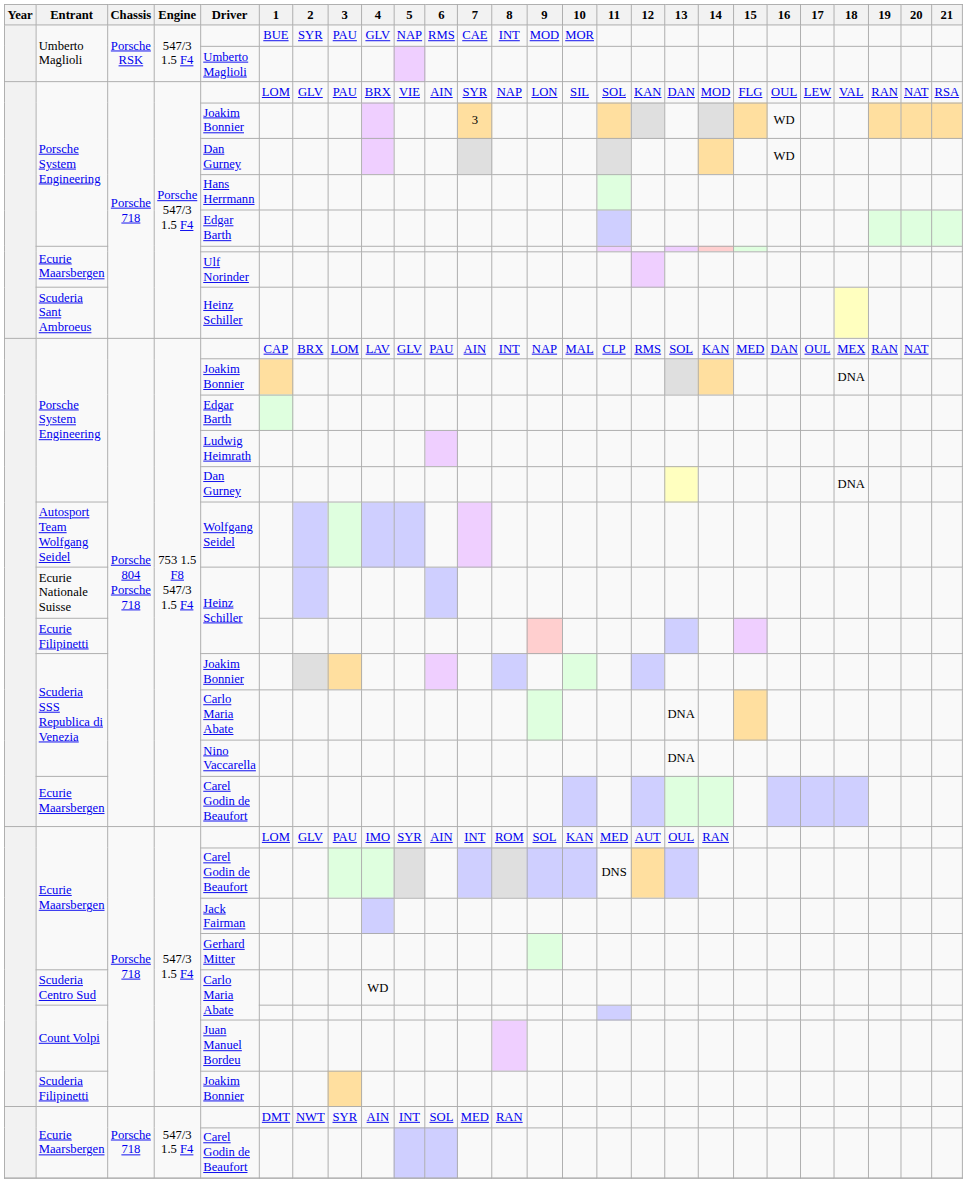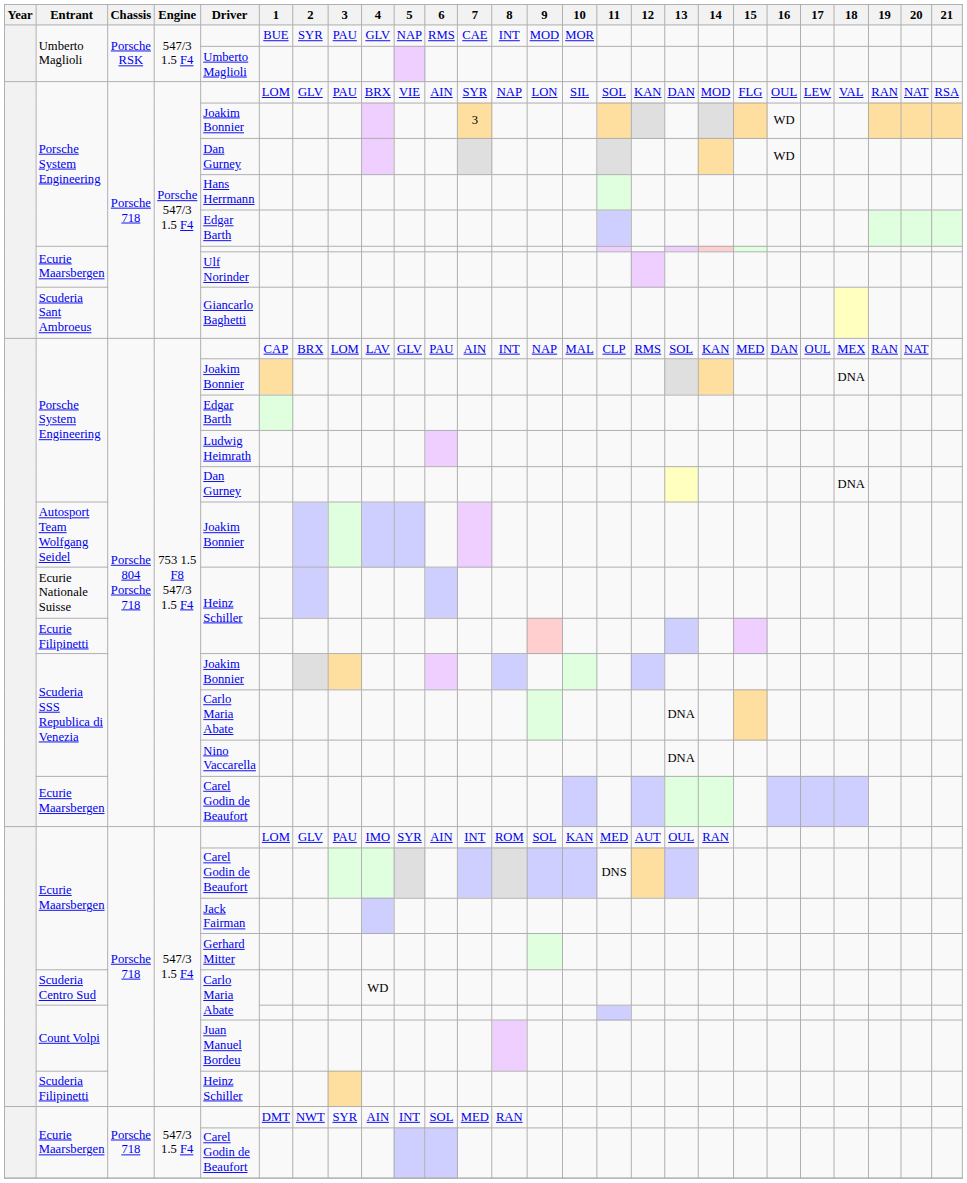(223, 312) Heinz Schiller -> (228, 312) Giancarlo Baghetti
(228, 534) Wolfgang Seidel -> (224, 534) Joakim Bonnier
(224, 1088) Joakim Bonnier -> (223, 1088) Heinz Schiller
